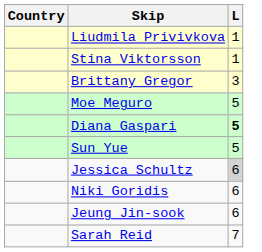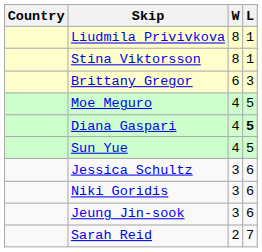+ column: (236, 16)
(236, 170) lightgrey background -> (250, 170) no background
